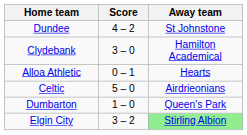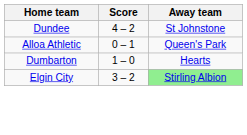- row: (51, 50)
(195, 72) Hearts -> (195, 45) Queen's Park
- row: (51, 89)
(195, 105) Queen's Park -> (195, 61) Hearts
